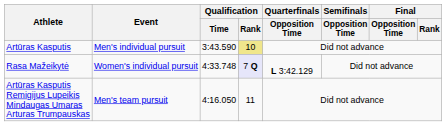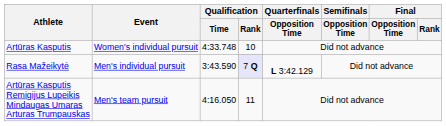(139, 48) Men's individual pursuit -> (146, 48) Women's individual pursuit
(219, 48) 3:43.590 -> (219, 48) 4:33.748
(250, 48) khaki background -> (250, 48) no background
(146, 67) Women's individual pursuit -> (139, 67) Men's individual pursuit
(219, 67) 4:33.748 -> (219, 67) 3:43.590
